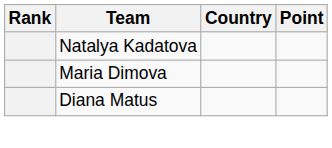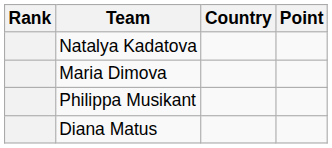+ row: (128, 101)
